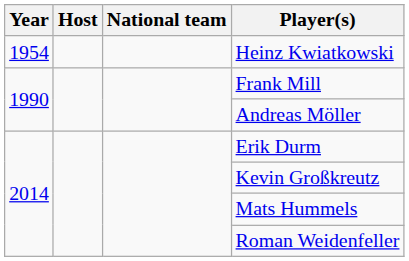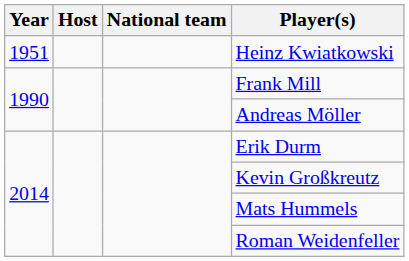(29, 51) 1954 -> (29, 51) 1951
